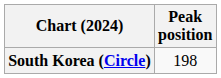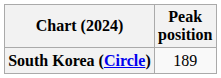(185, 60) 198 -> (185, 60) 189
